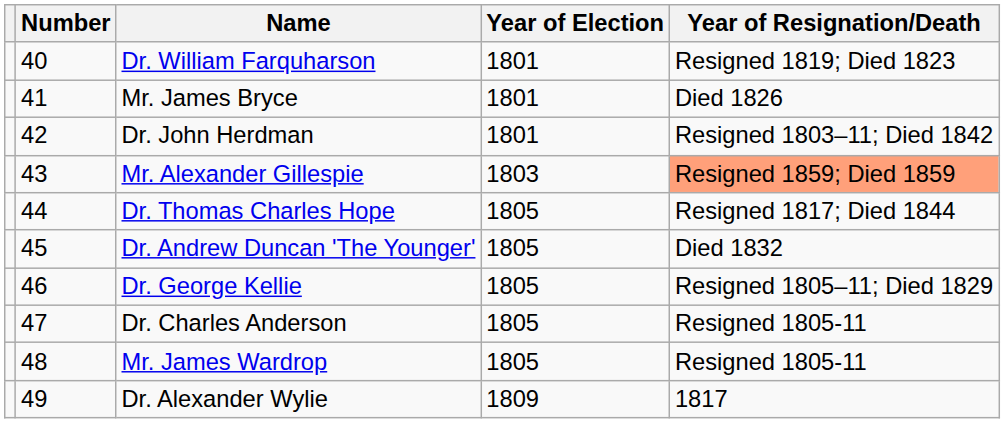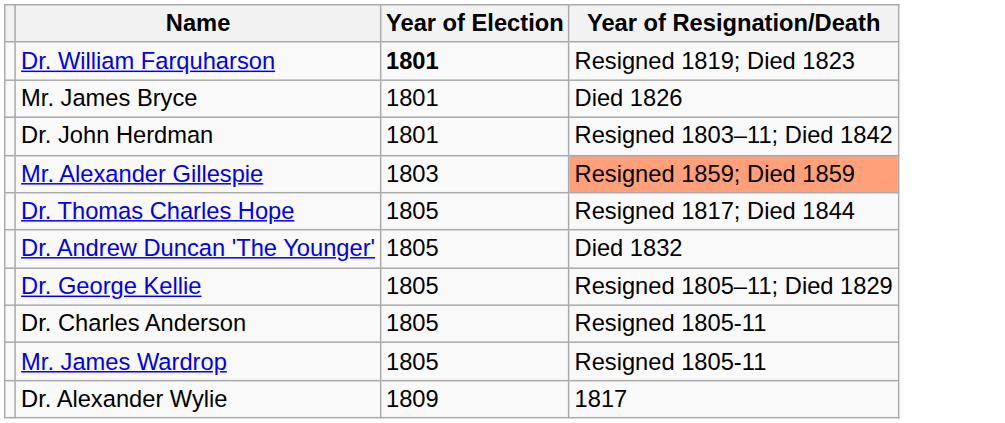- column: (66, 23)
(513, 60) normal -> (412, 60) bold
